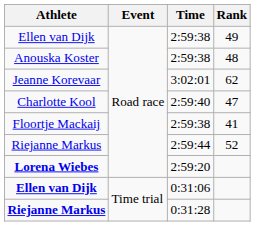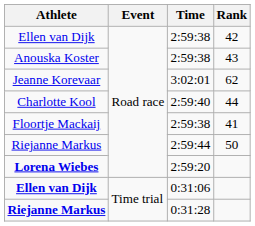(232, 37) 49 -> (232, 37) 42
(232, 58) 48 -> (232, 58) 43
(232, 102) 47 -> (232, 102) 44
(232, 145) 52 -> (232, 145) 50
